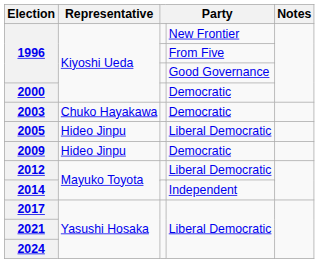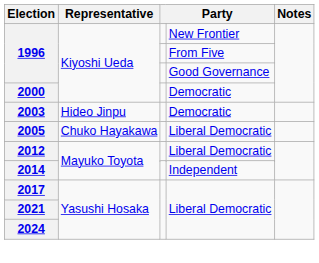(109, 111) Chuko Hayakawa -> (93, 111) Hideo Jinpu
(93, 131) Hideo Jinpu -> (109, 131) Chuko Hayakawa
- row: (31, 151)
